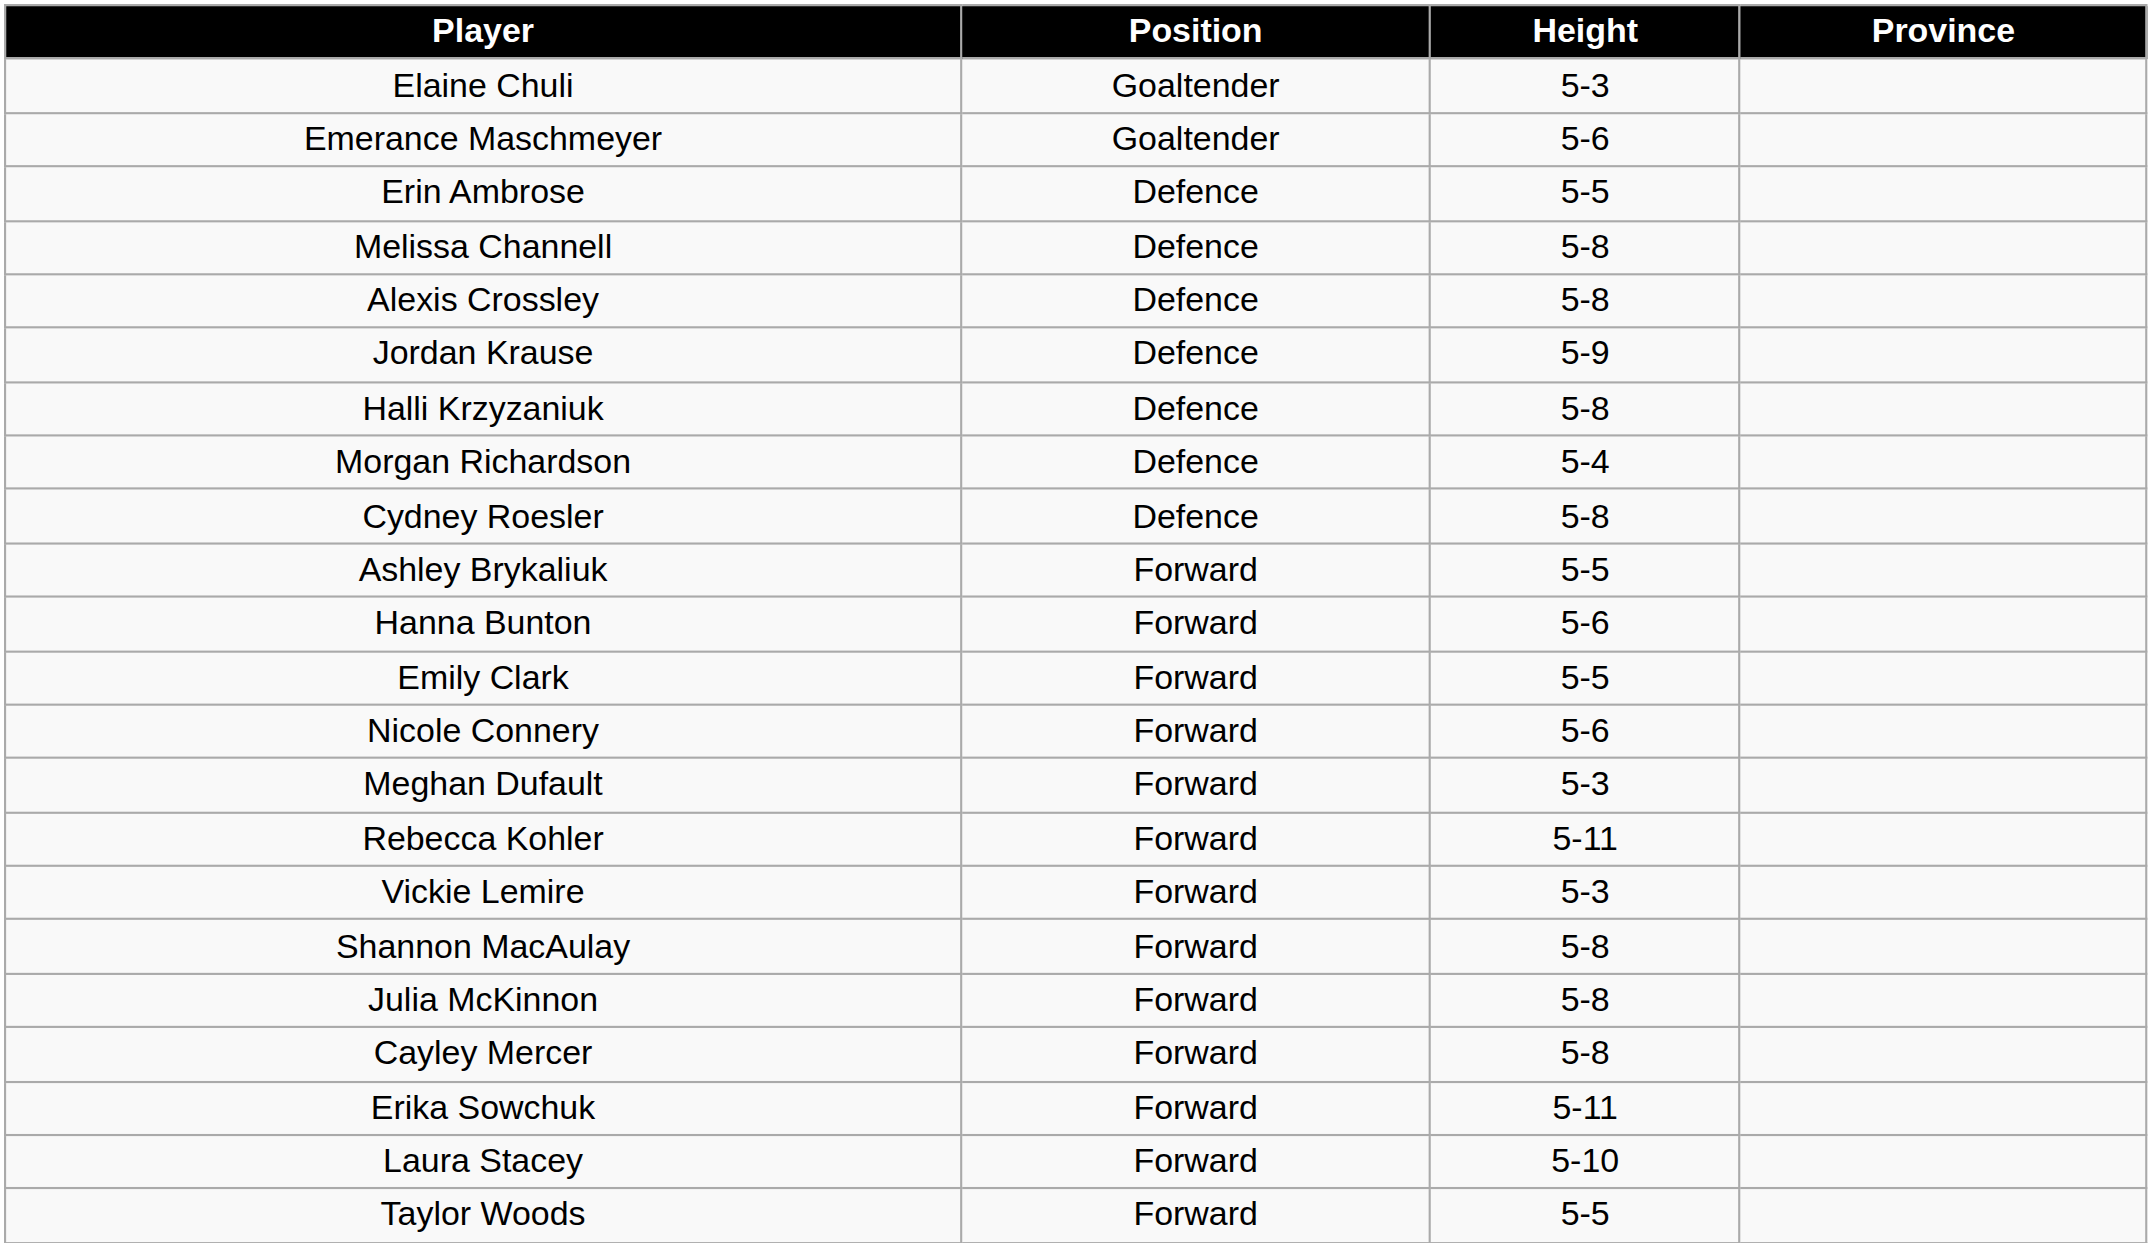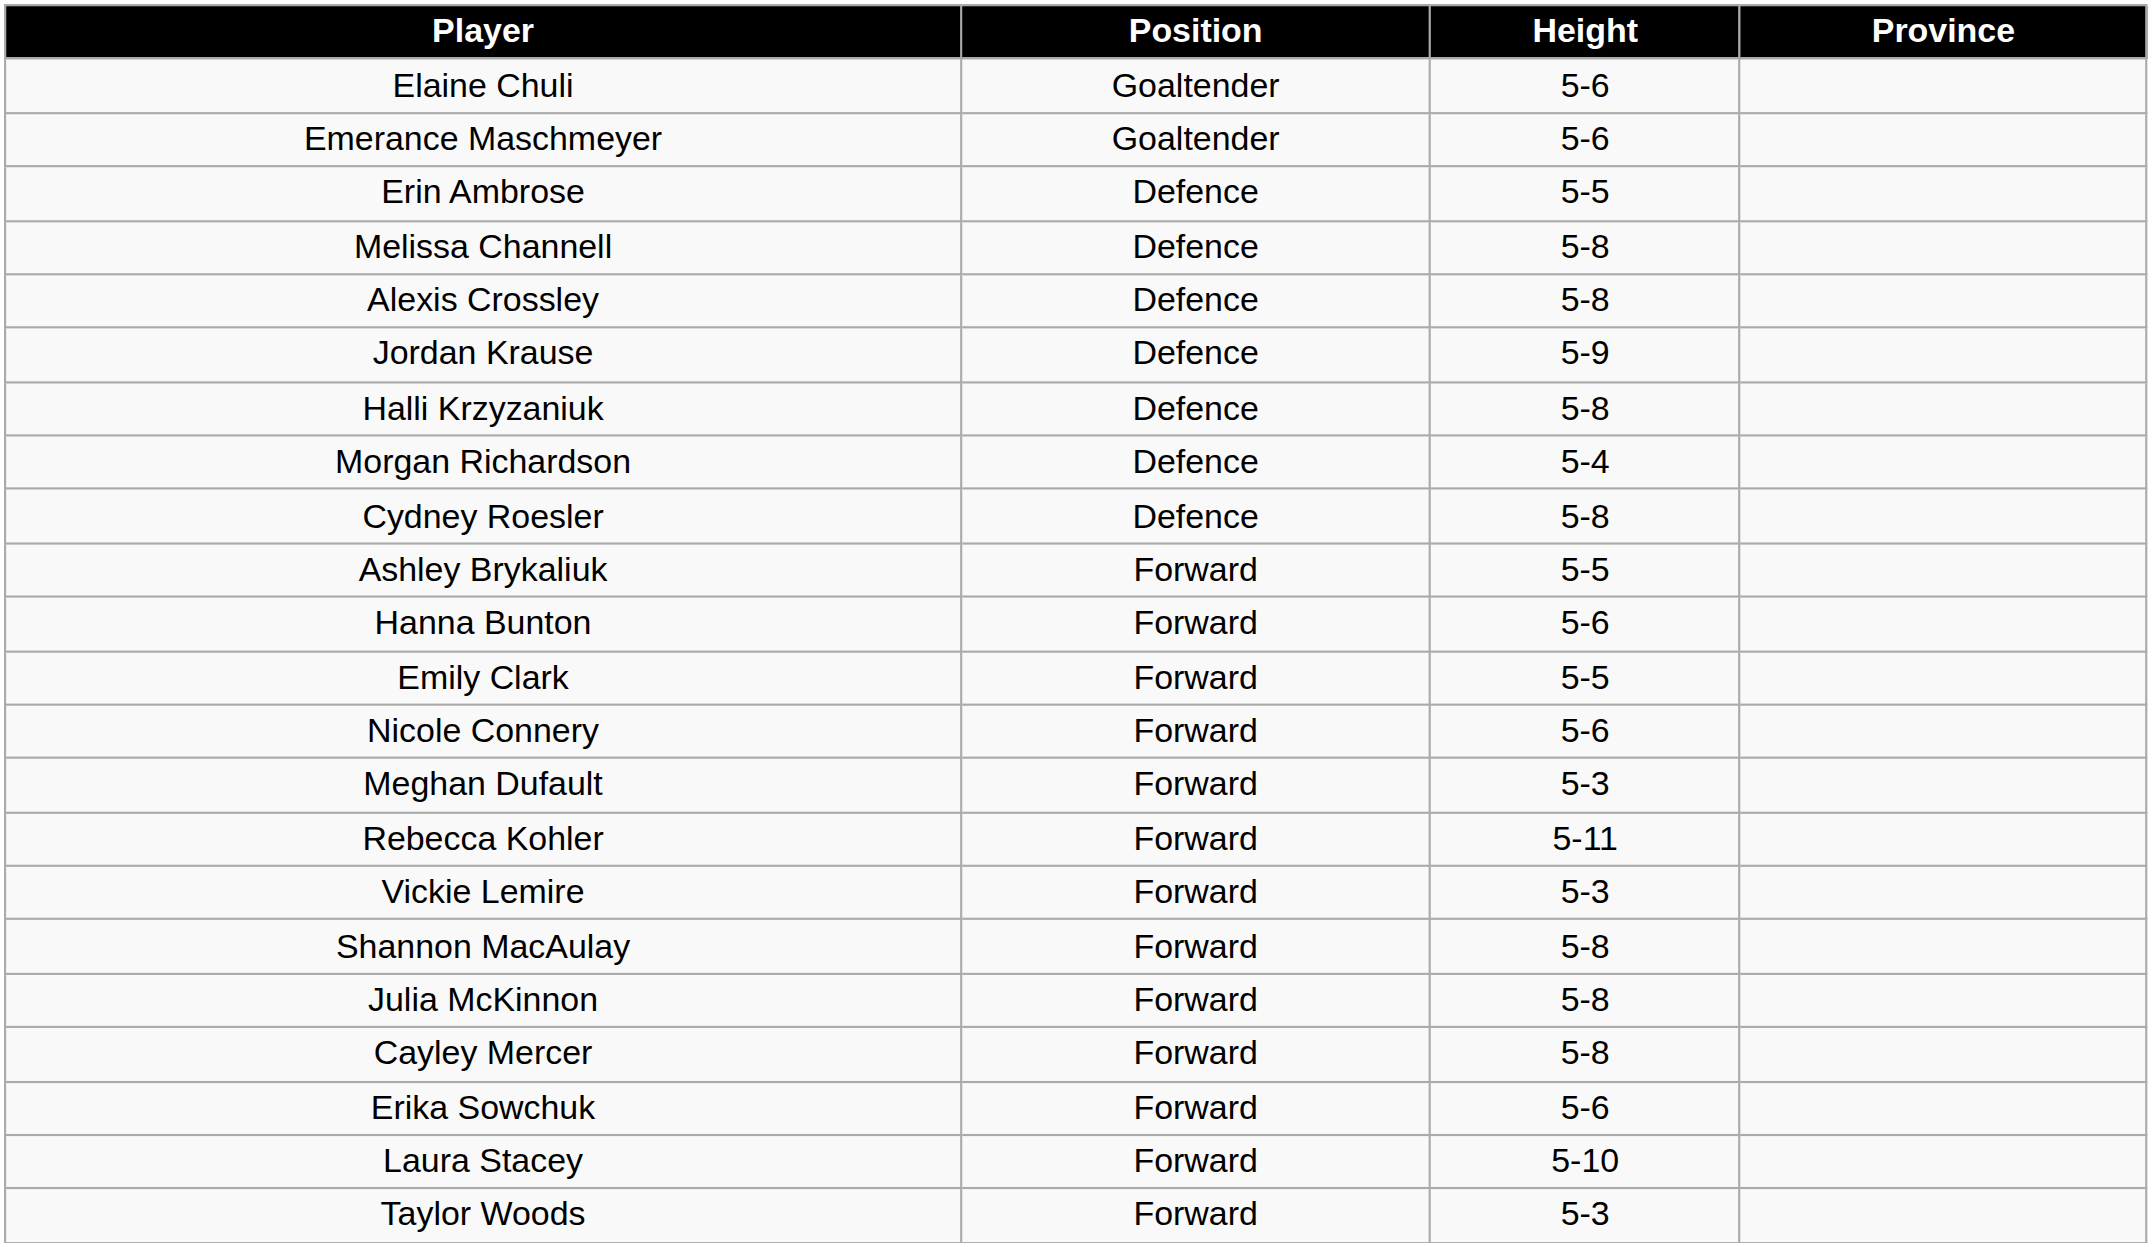(1585, 85) 5-3 -> (1585, 85) 5-6
(1585, 1107) 5-11 -> (1585, 1107) 5-6
(1585, 1214) 5-5 -> (1585, 1214) 5-3
